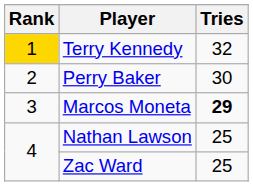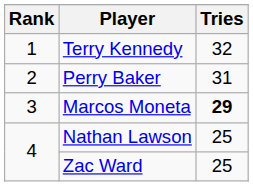(32, 48) gold background -> (32, 48) no background
(222, 78) 30 -> (222, 78) 31
